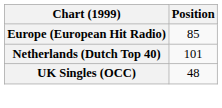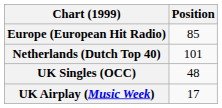+ row: (87, 93)
